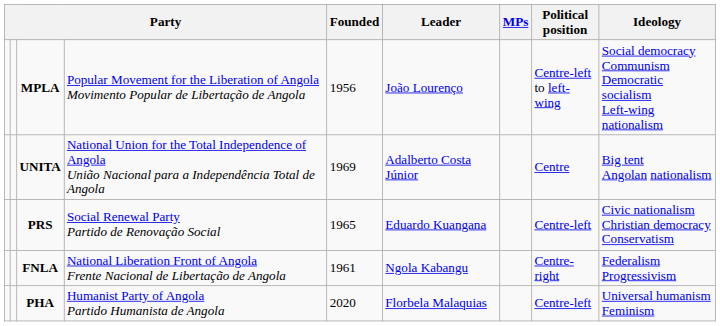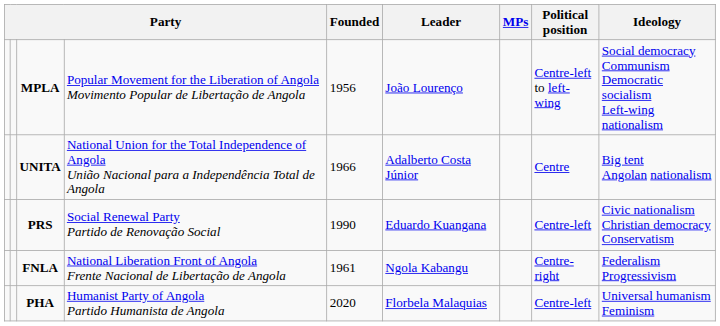(343, 167) 1969 -> (343, 167) 1966
(343, 224) 1965 -> (343, 224) 1990
